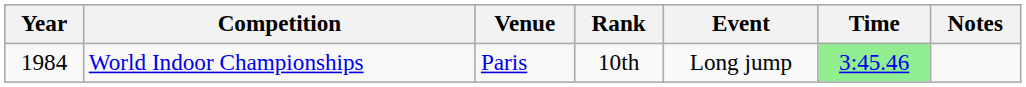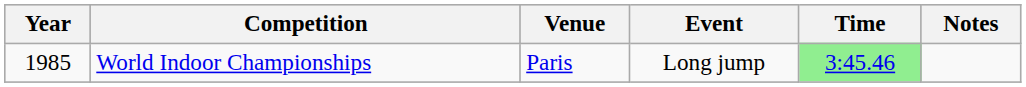- column: (619, 24)
(44, 62) 1984 -> (48, 62) 1985
